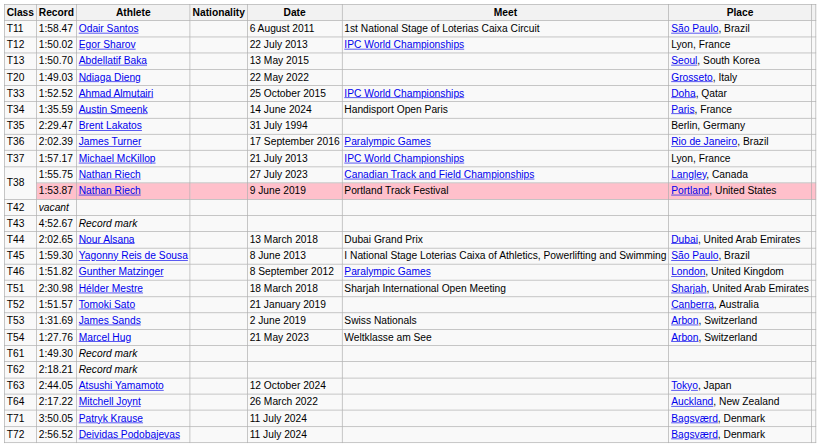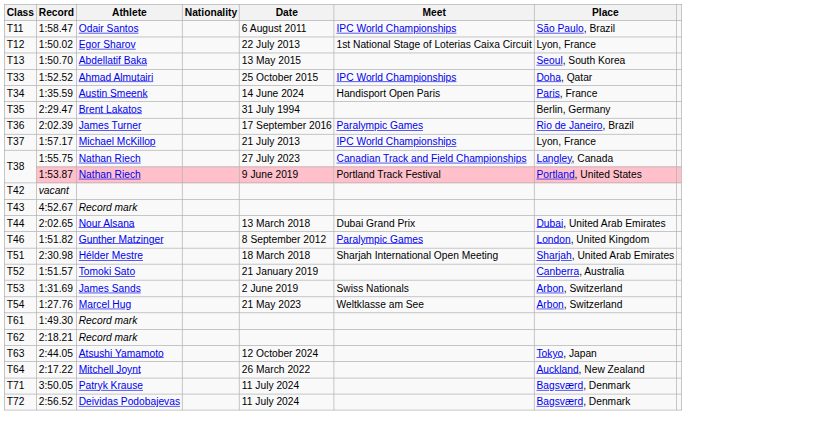(442, 28) 1st National Stage of Loterias Caixa Circuit -> (396, 28) IPC World Championships
(404, 45) IPC World Championships -> (434, 45) 1st National Stage of Loterias Caixa Circuit
- row: (56, 77)
- row: (56, 256)
